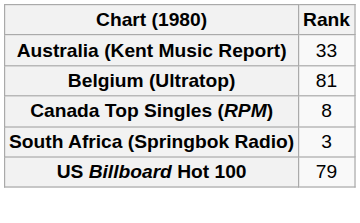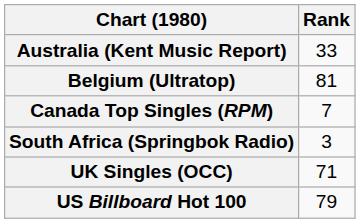(326, 111) 8 -> (326, 111) 7
+ row: (152, 171)
